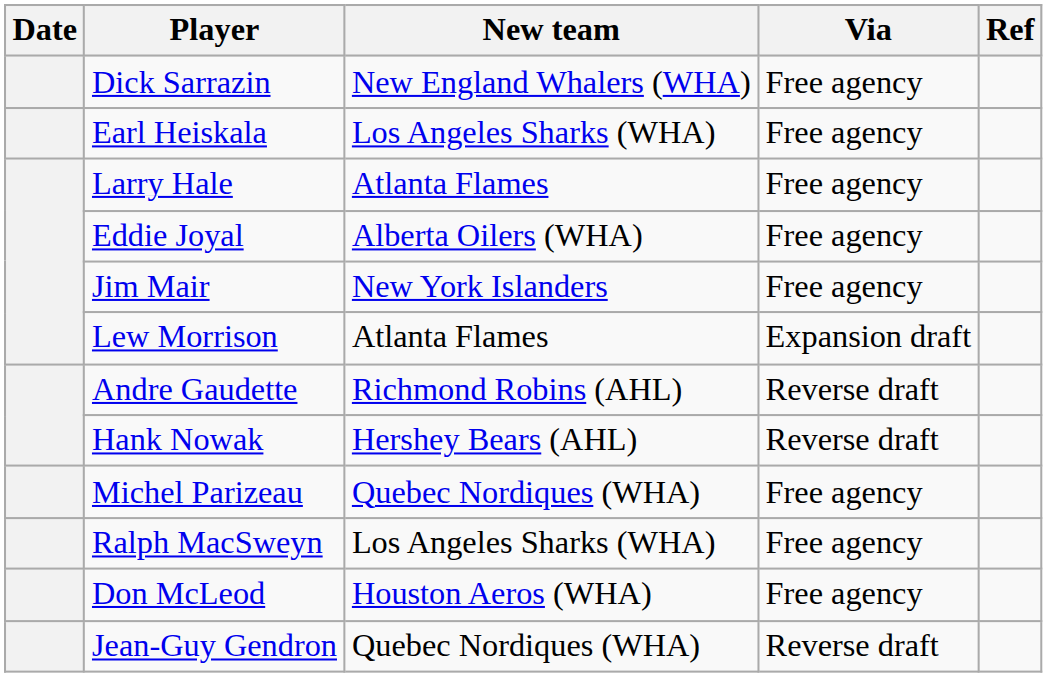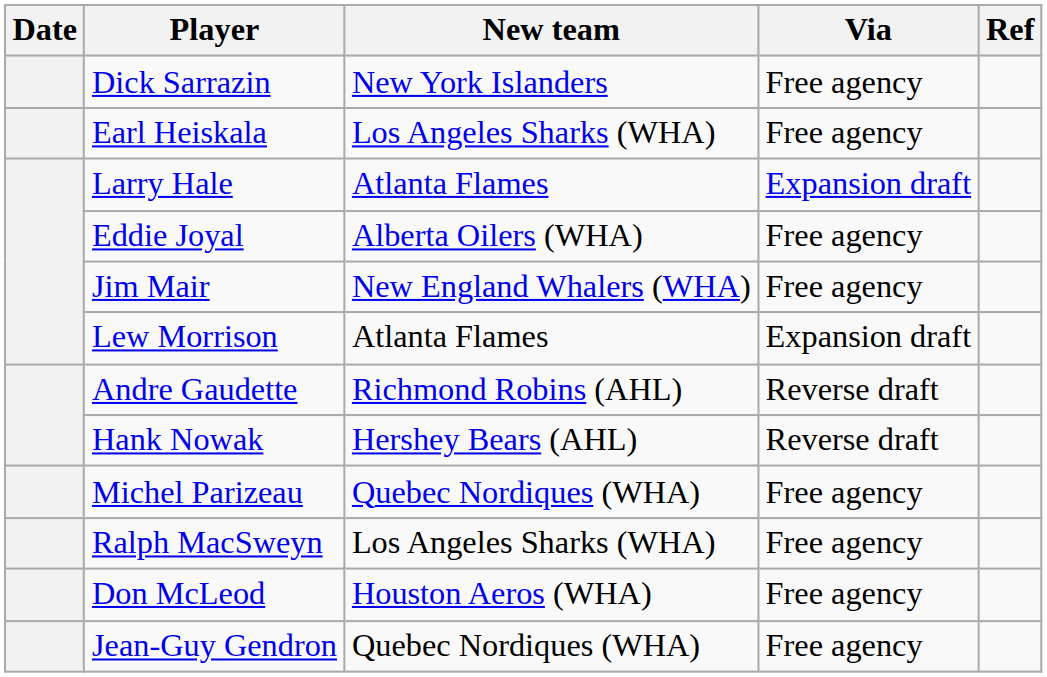(551, 81) New England Whalers (WHA) -> (480, 81) New York Islanders
(844, 183) Free agency -> (868, 183) Expansion draft
(480, 286) New York Islanders -> (551, 286) New England Whalers (WHA)
(852, 645) Reverse draft -> (844, 645) Free agency
